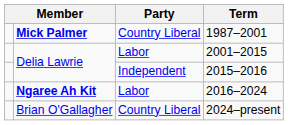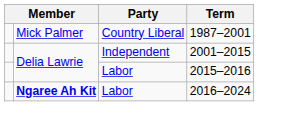(52, 33) bold -> (50, 33) normal
(134, 52) Labor -> (136, 52) Independent
(152, 71) Independent -> (117, 71) Labor
- row: (243, 110)
